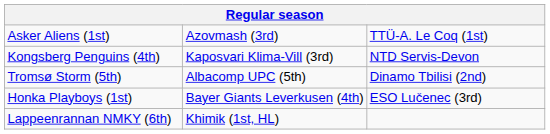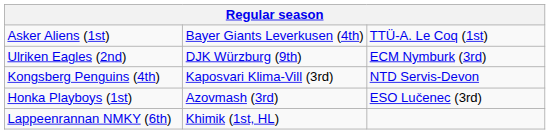(232, 35) Azovmash (3rd) -> (275, 35) Bayer Giants Leverkusen (4th)
+ row: (67, 56)
- row: (64, 77)
(275, 98) Bayer Giants Leverkusen (4th) -> (232, 98) Azovmash (3rd)
